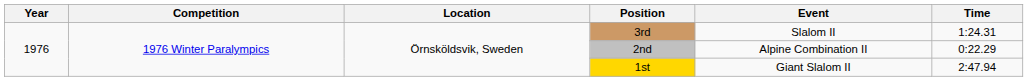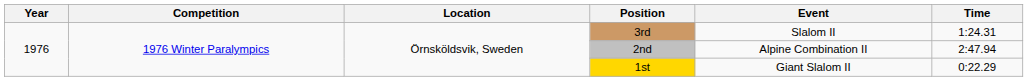(977, 50) 0:22.29 -> (977, 50) 2:47.94
(977, 68) 2:47.94 -> (977, 68) 0:22.29
